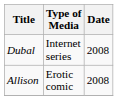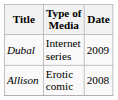(98, 50) 2008 -> (98, 50) 2009
